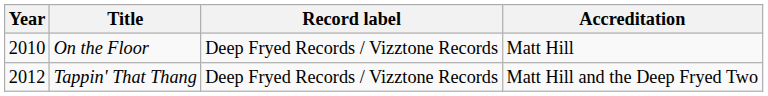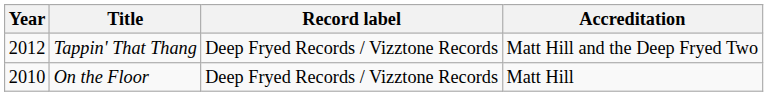rows swapped: (101, 47) <-> (125, 76)
